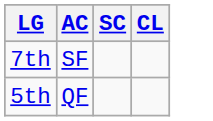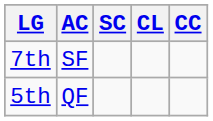+ column: (188, 23)
